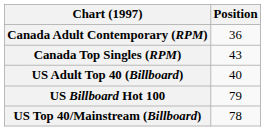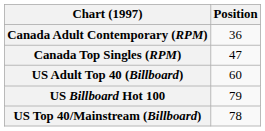(235, 55) 43 -> (235, 55) 47
(235, 75) 40 -> (235, 75) 60
